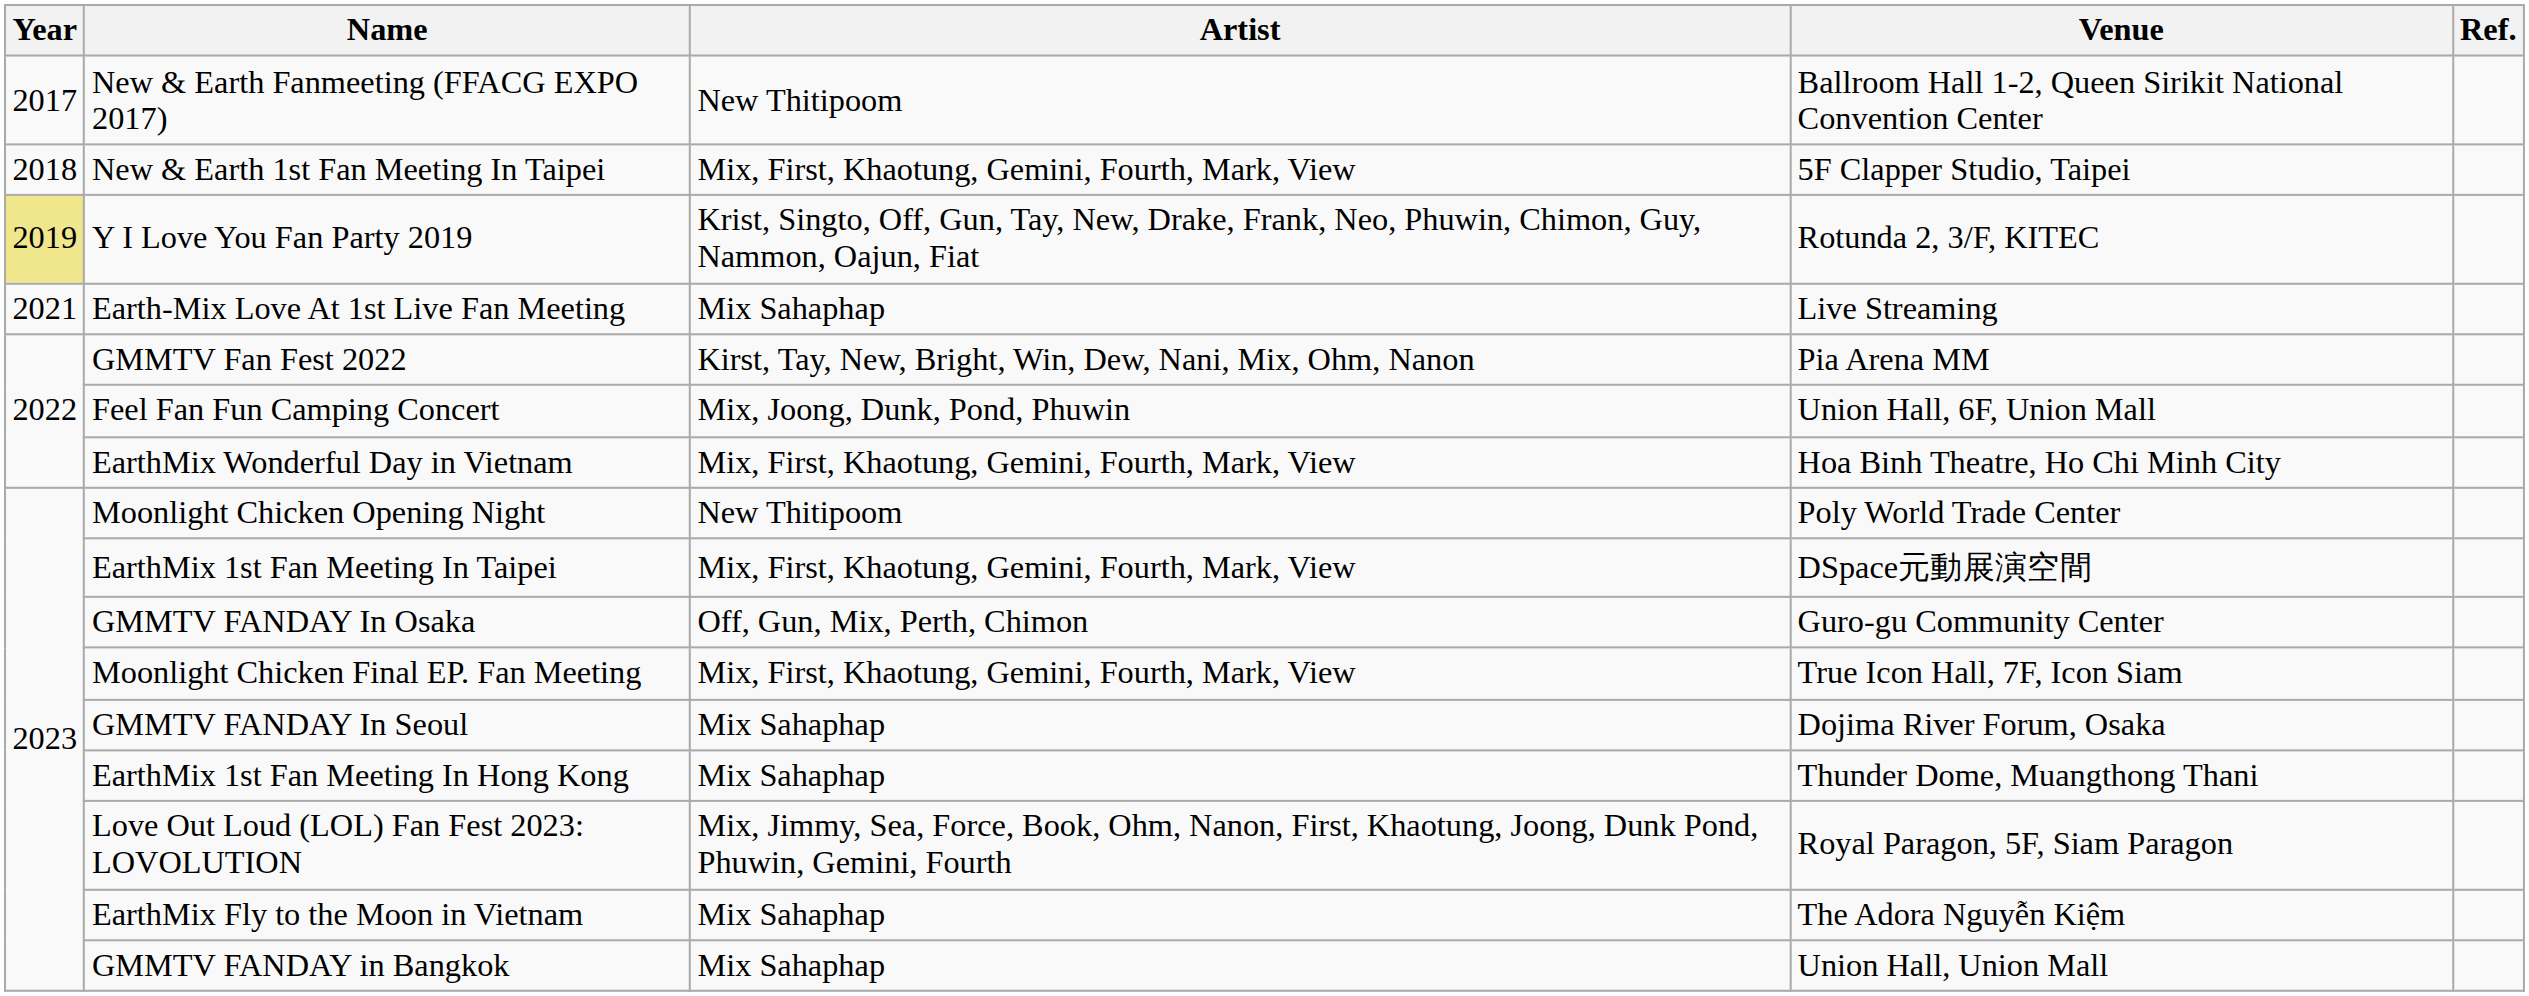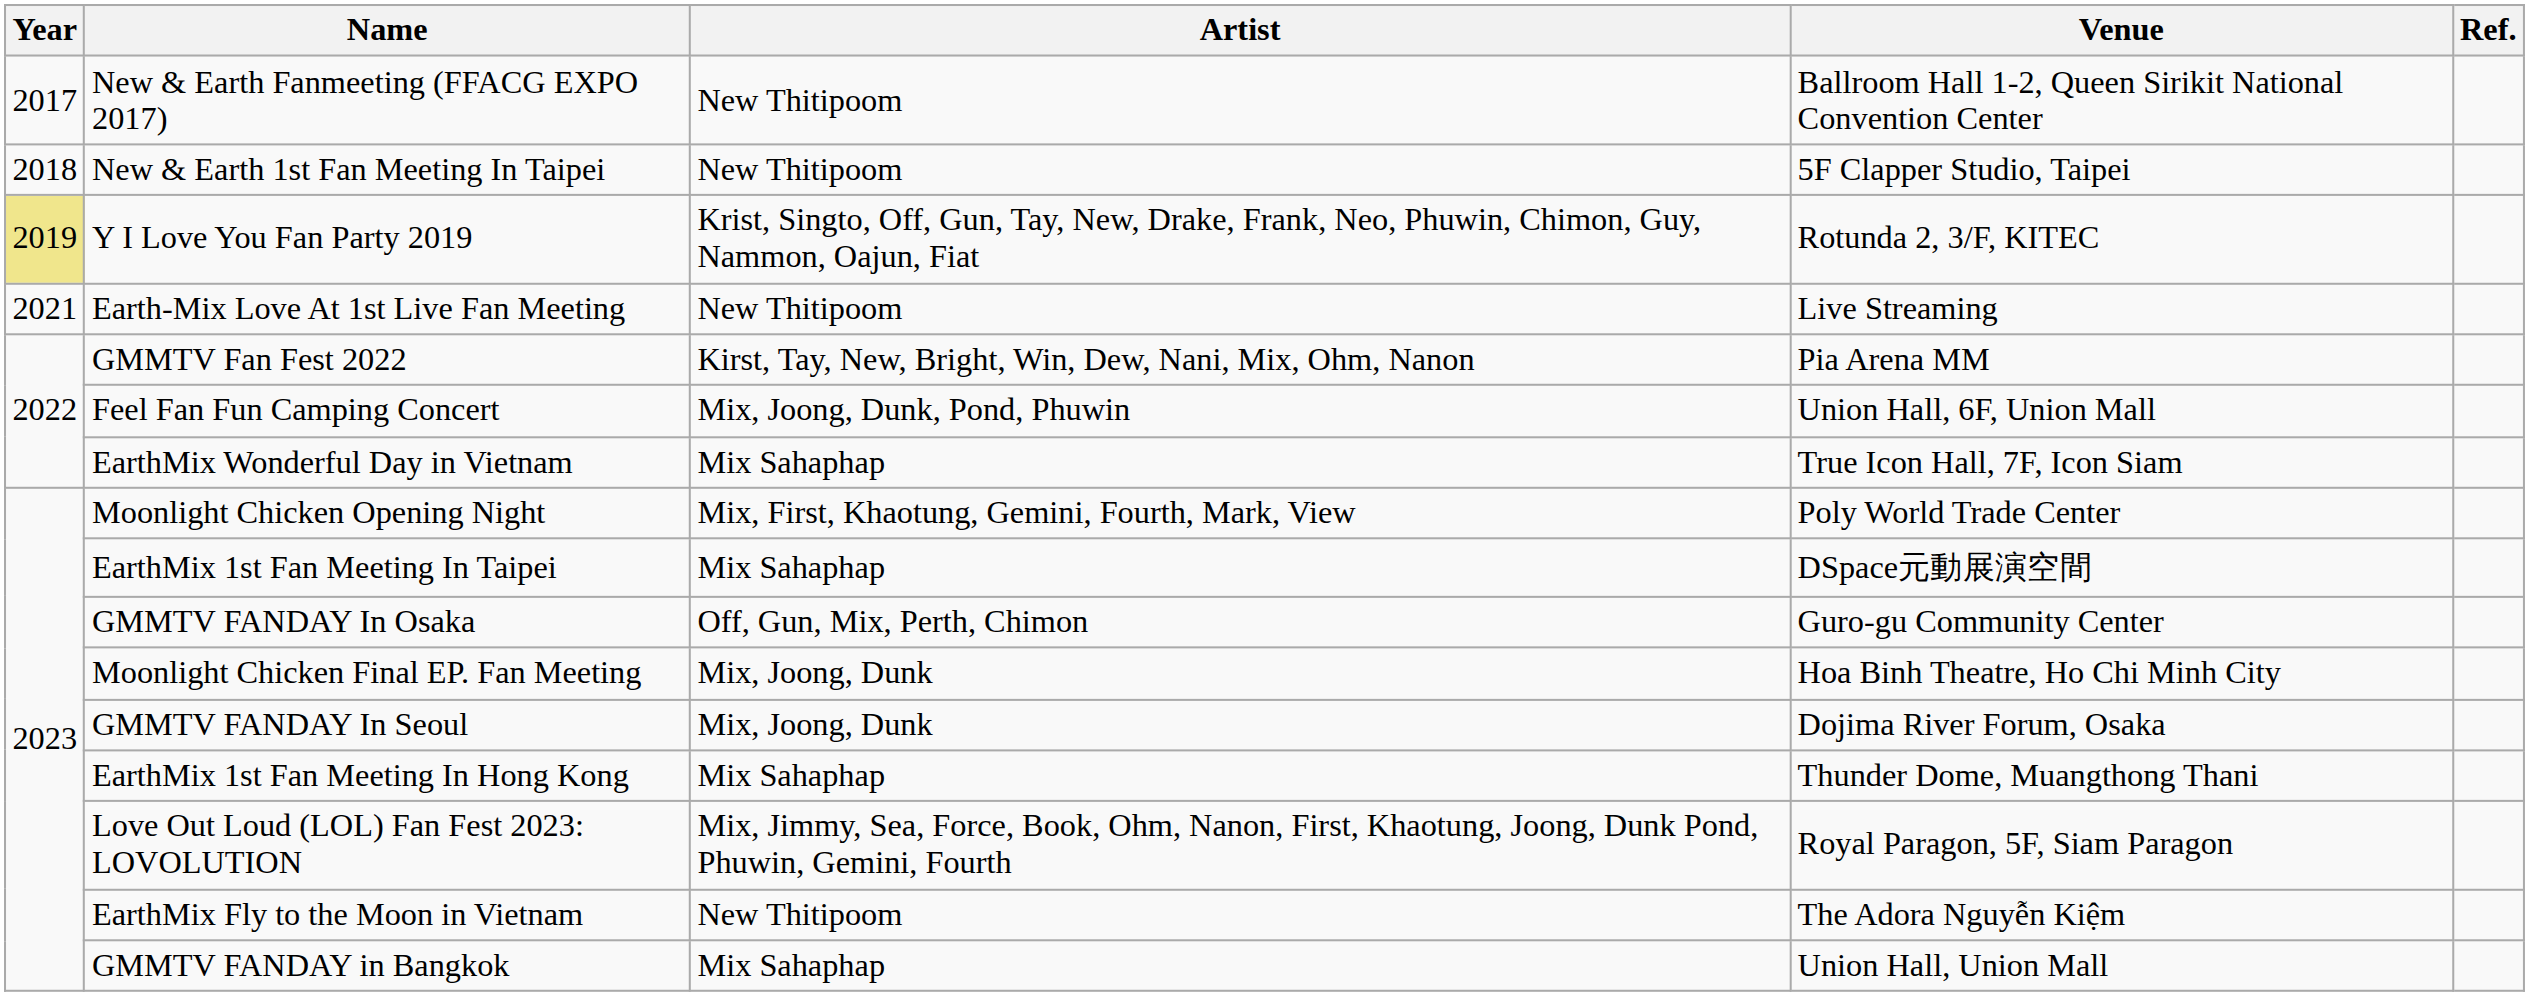(1027, 169) Mix, First, Khaotung, Gemini, Fourth, Mark, View -> (800, 169) New Thitipoom
(791, 307) Mix Sahaphap -> (800, 307) New Thitipoom
(1027, 461) Mix, First, Khaotung, Gemini, Fourth, Mark, View -> (791, 461) Mix Sahaphap
(2039, 461) Hoa Binh Theatre, Ho Chi Minh City -> (1990, 461) True Icon Hall, 7F, Icon Siam
(800, 512) New Thitipoom -> (1027, 512) Mix, First, Khaotung, Gemini, Fourth, Mark, View
(1027, 567) Mix, First, Khaotung, Gemini, Fourth, Mark, View -> (791, 567) Mix Sahaphap
(1027, 672) Mix, First, Khaotung, Gemini, Fourth, Mark, View -> (815, 672) Mix, Joong, Dunk
(1990, 672) True Icon Hall, 7F, Icon Siam -> (2039, 672) Hoa Binh Theatre, Ho Chi Minh City
(791, 723) Mix Sahaphap -> (815, 723) Mix, Joong, Dunk
(791, 914) Mix Sahaphap -> (800, 914) New Thitipoom
